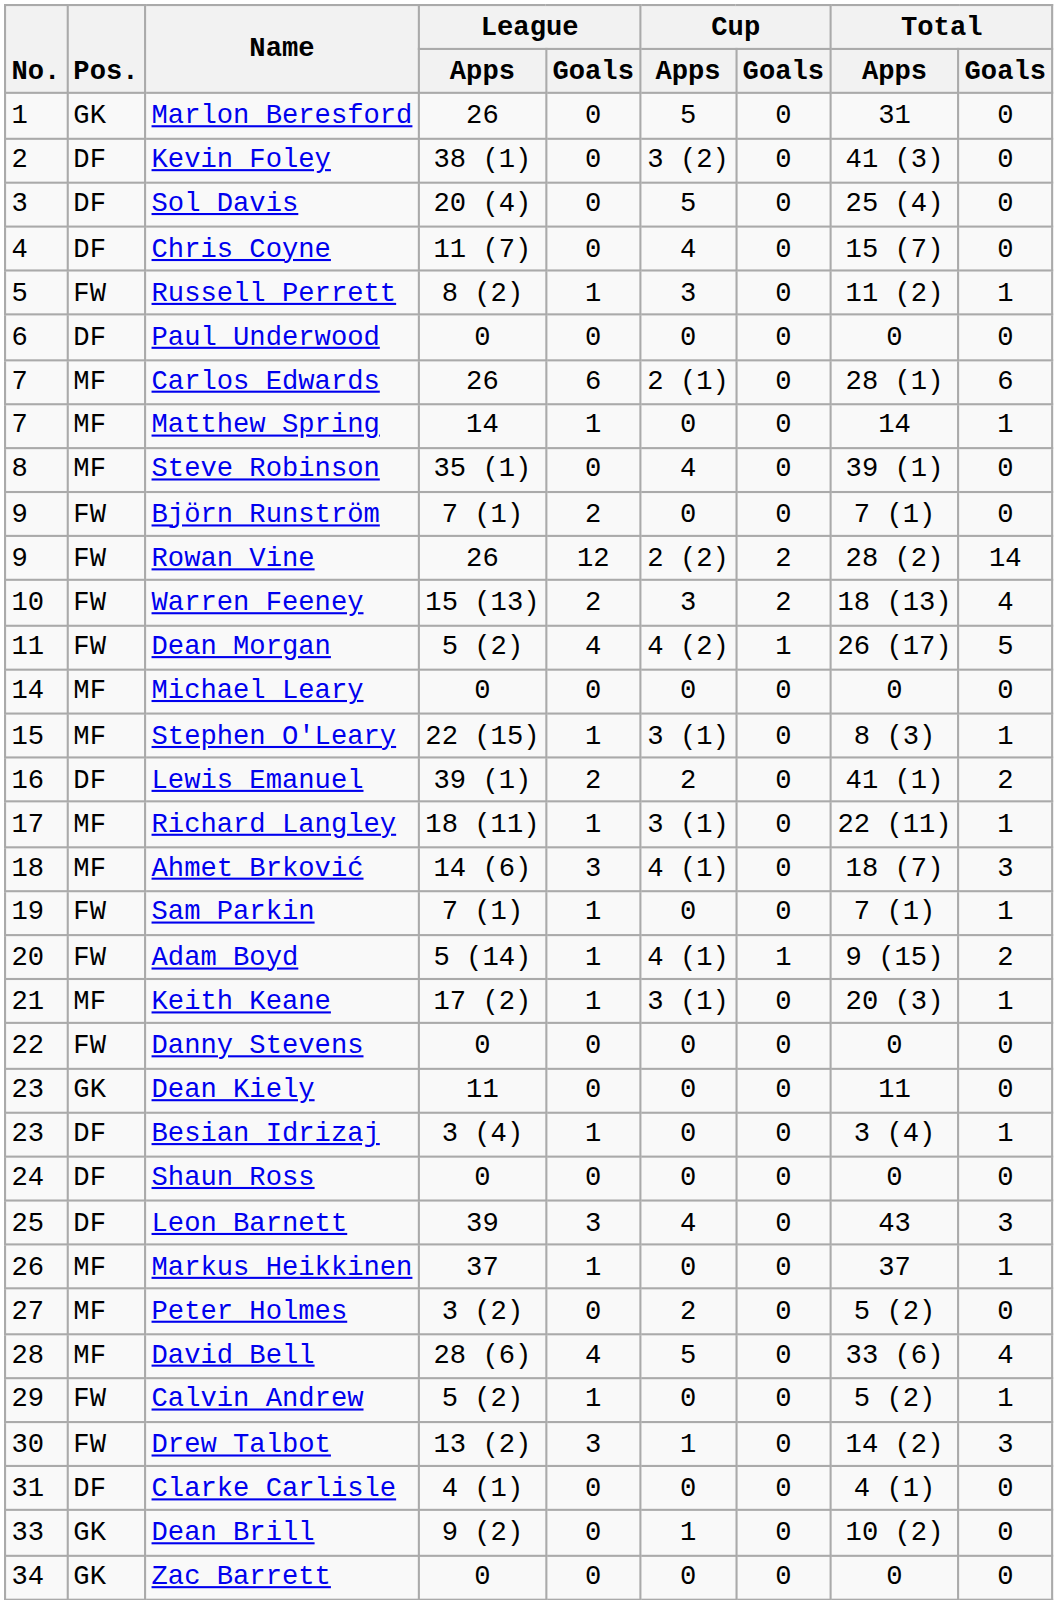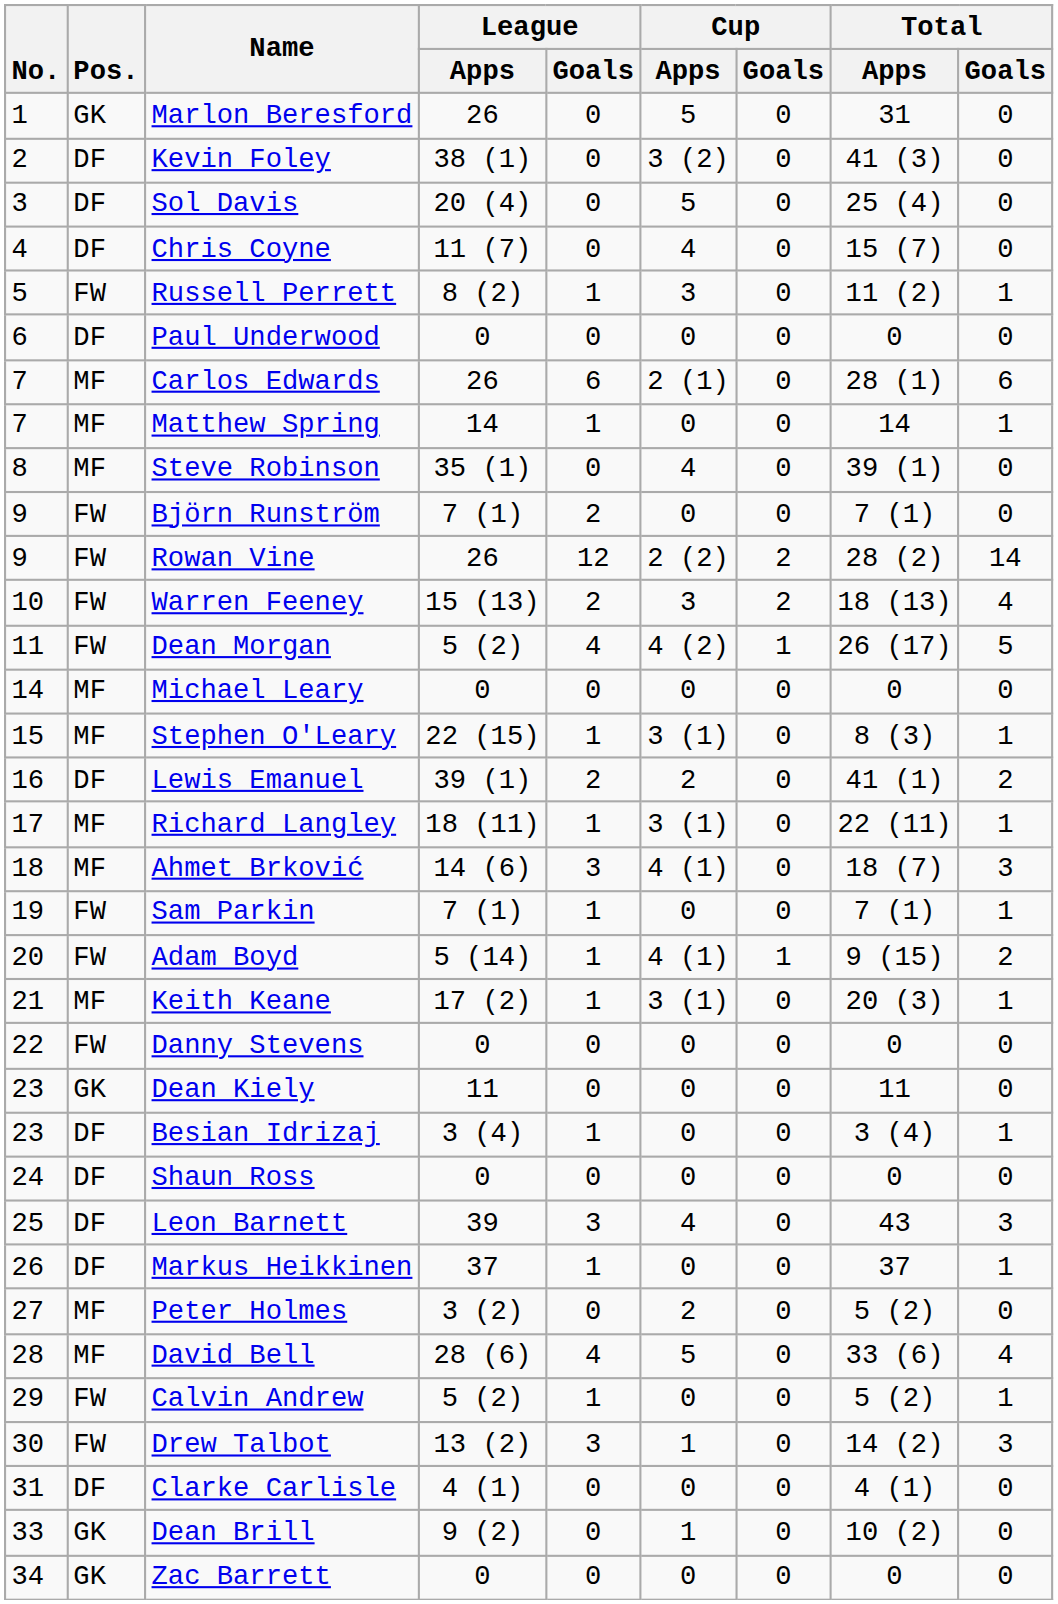(90, 1267) MF -> (90, 1267) DF
